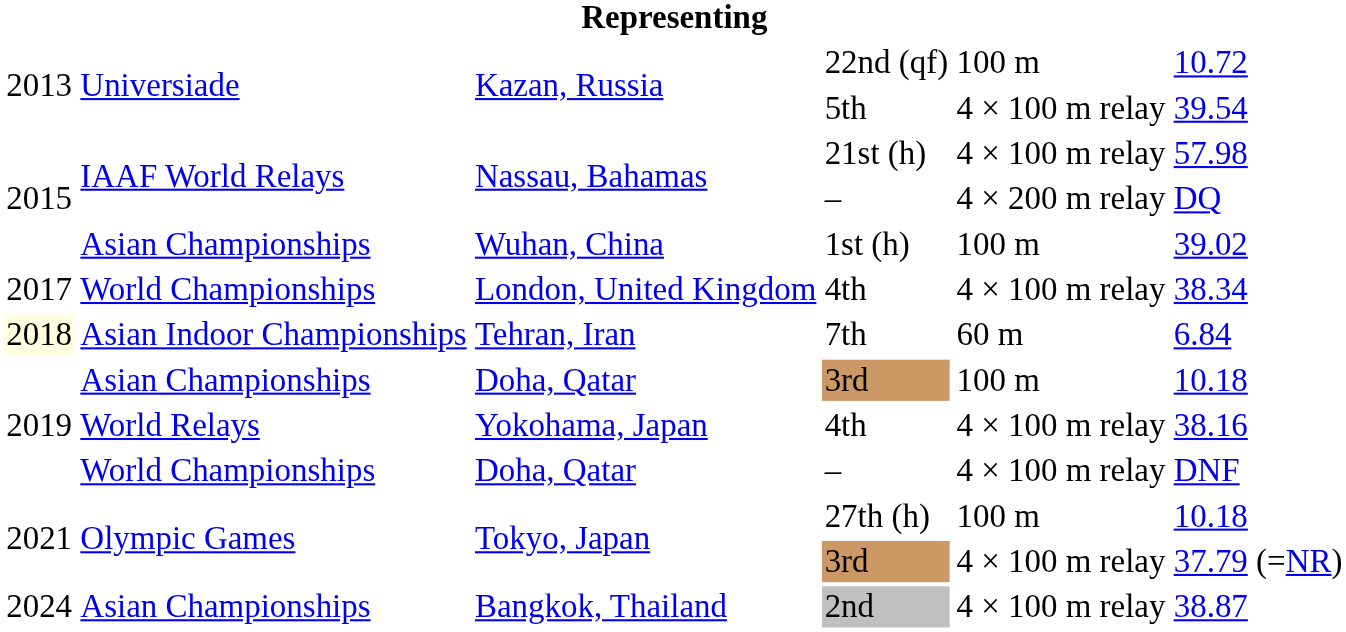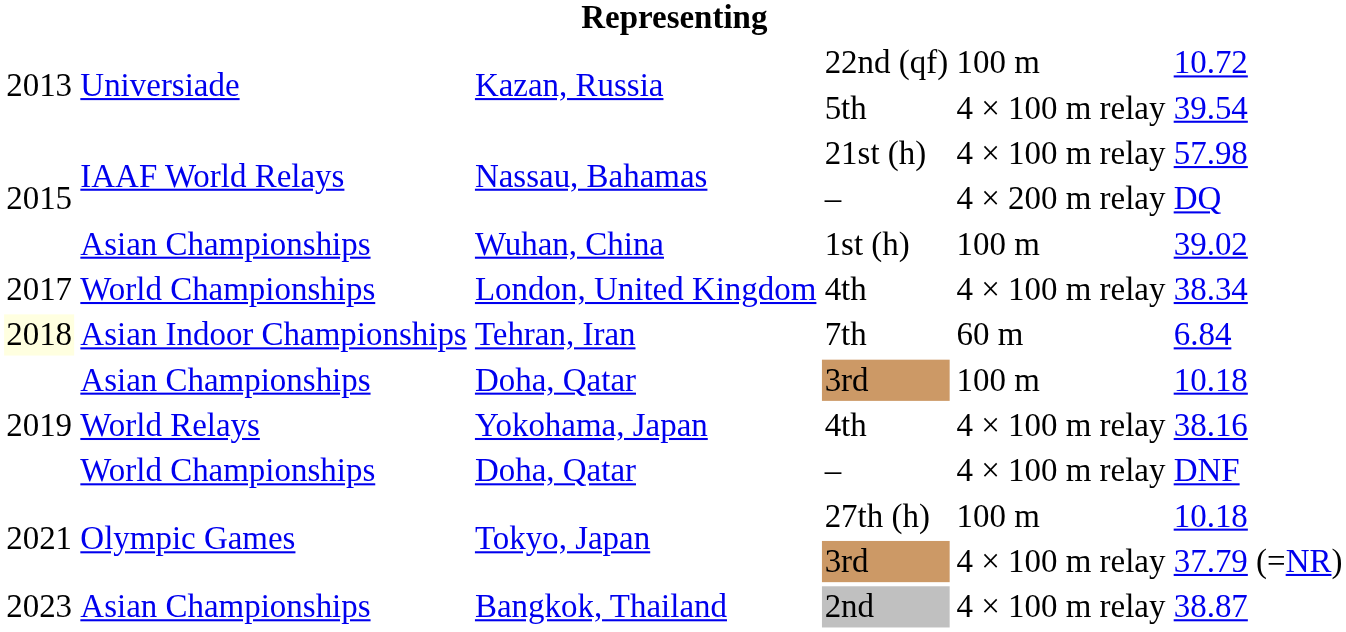(39, 606) 2024 -> (39, 606) 2023
